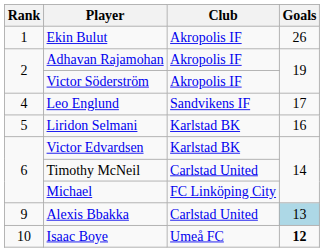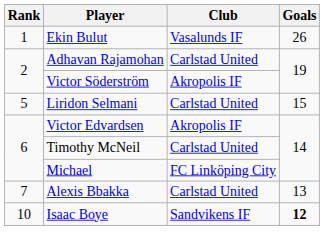(206, 37) Akropolis IF -> (206, 37) Vasalunds IF
(206, 59) Akropolis IF -> (214, 59) Carlstad United
- row: (83, 103)
(205, 125) Karlstad BK -> (214, 103) Carlstad United
(300, 125) 16 -> (300, 103) 15
(205, 147) Karlstad BK -> (206, 125) Akropolis IF
(24, 214) 9 -> (24, 192) 7
(300, 214) lightblue background -> (300, 192) no background
(197, 236) Umeå FC -> (210, 214) Sandvikens IF
